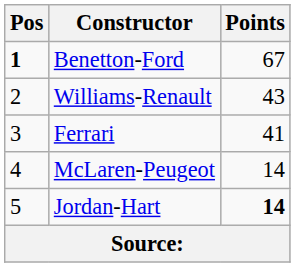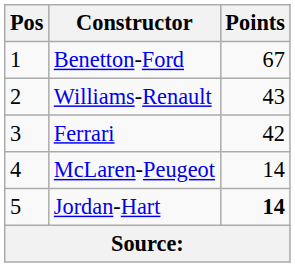(16, 59) bold -> (16, 59) normal
(274, 133) 41 -> (274, 133) 42
